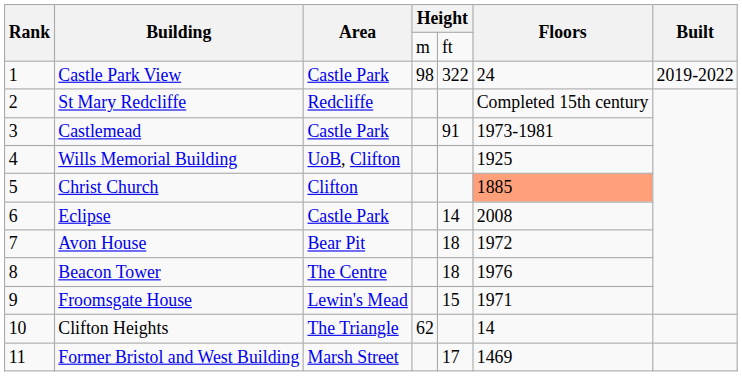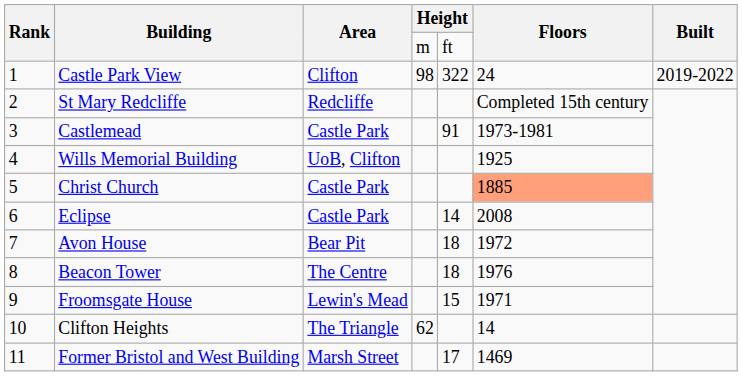(348, 74) Castle Park -> (333, 74) Clifton
(333, 187) Clifton -> (348, 187) Castle Park
